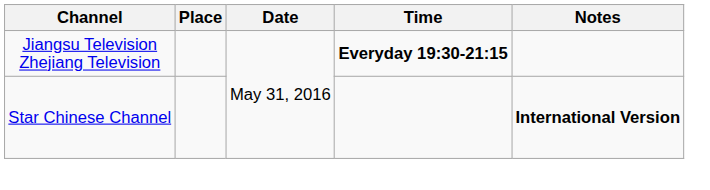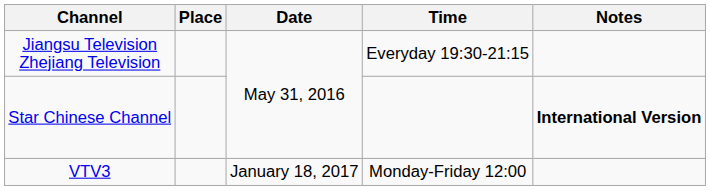(423, 53) bold -> (448, 53) normal
+ row: (90, 171)
